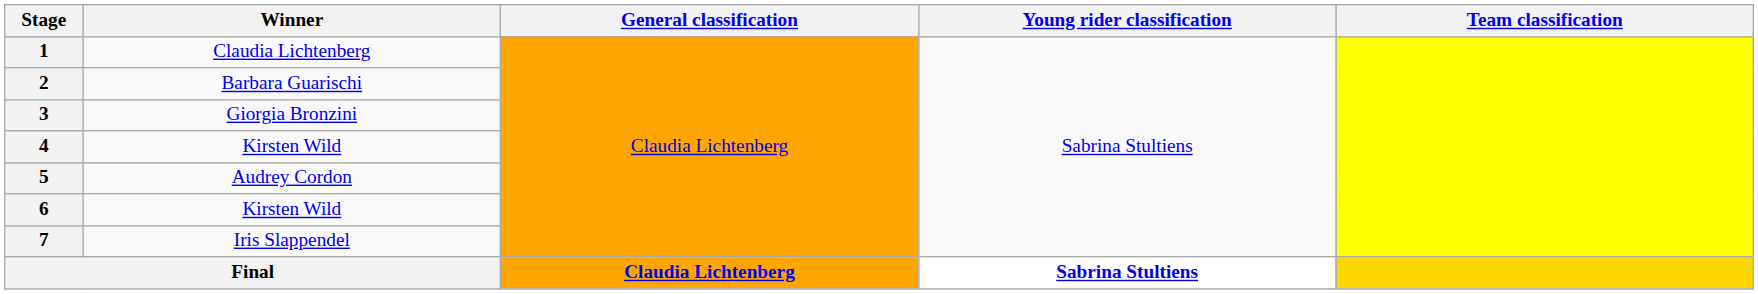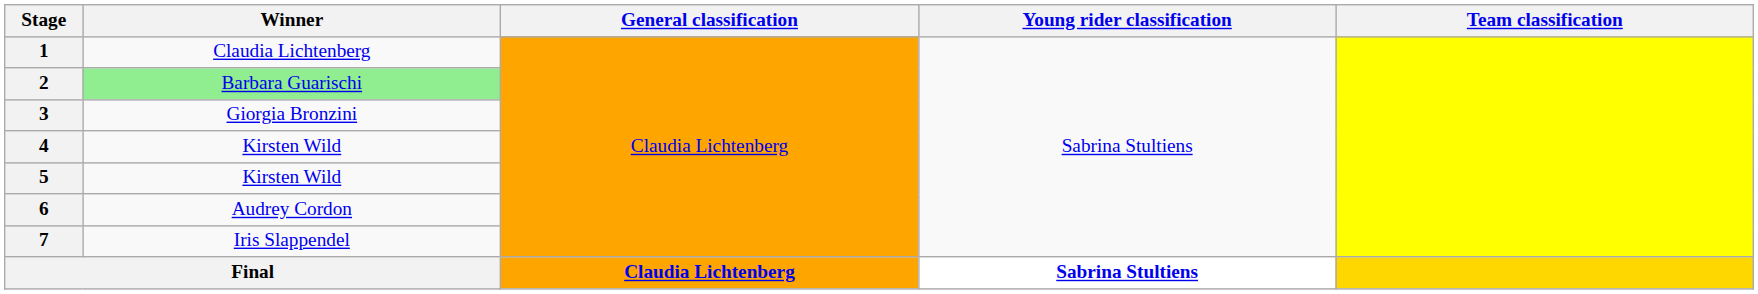(292, 82) no background -> (292, 82) lightgreen background
(292, 177) Audrey Cordon -> (292, 177) Kirsten Wild
(292, 208) Kirsten Wild -> (292, 208) Audrey Cordon
